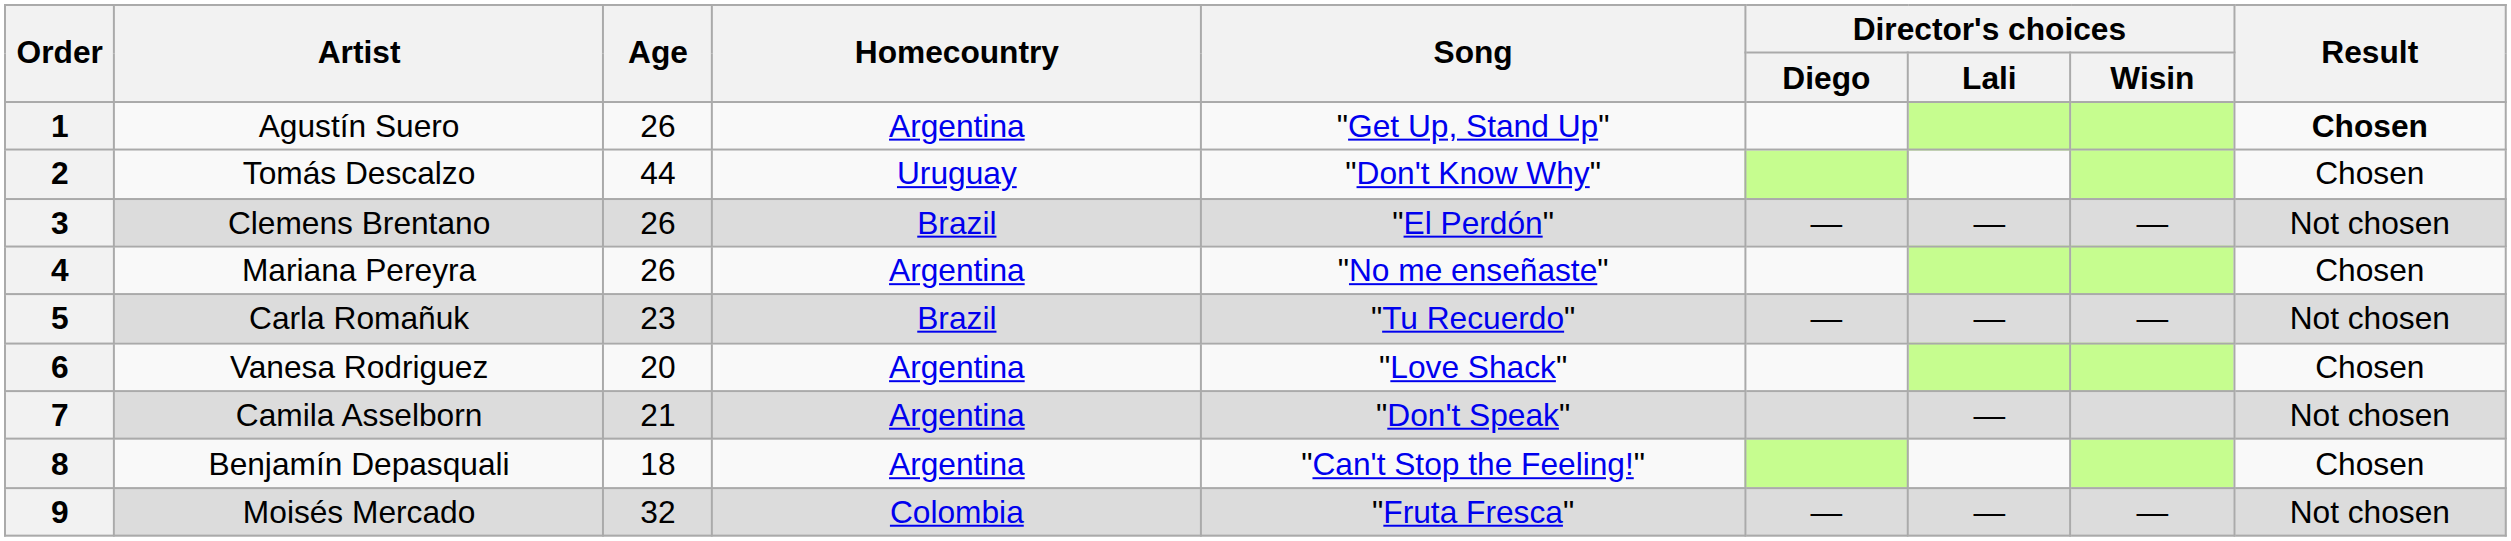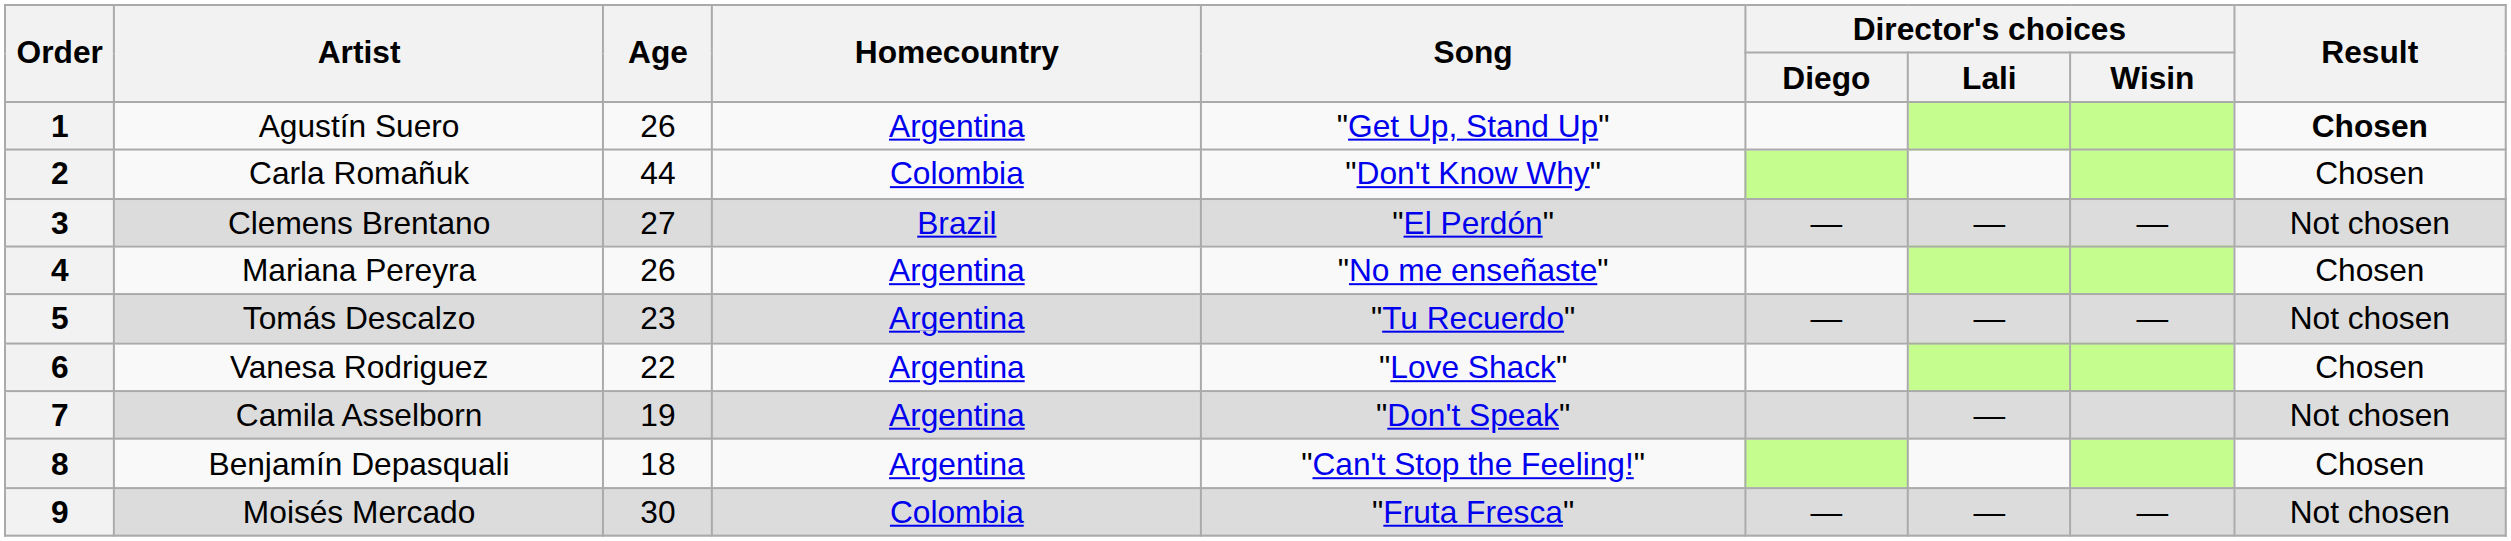(359, 174) Tomás Descalzo -> (359, 174) Carla Romañuk
(957, 174) Uruguay -> (957, 174) Colombia
(658, 222) 26 -> (658, 222) 27
(359, 319) Carla Romañuk -> (359, 319) Tomás Descalzo
(957, 319) Brazil -> (957, 319) Argentina
(658, 367) 20 -> (658, 367) 22
(658, 415) 21 -> (658, 415) 19
(658, 512) 32 -> (658, 512) 30
